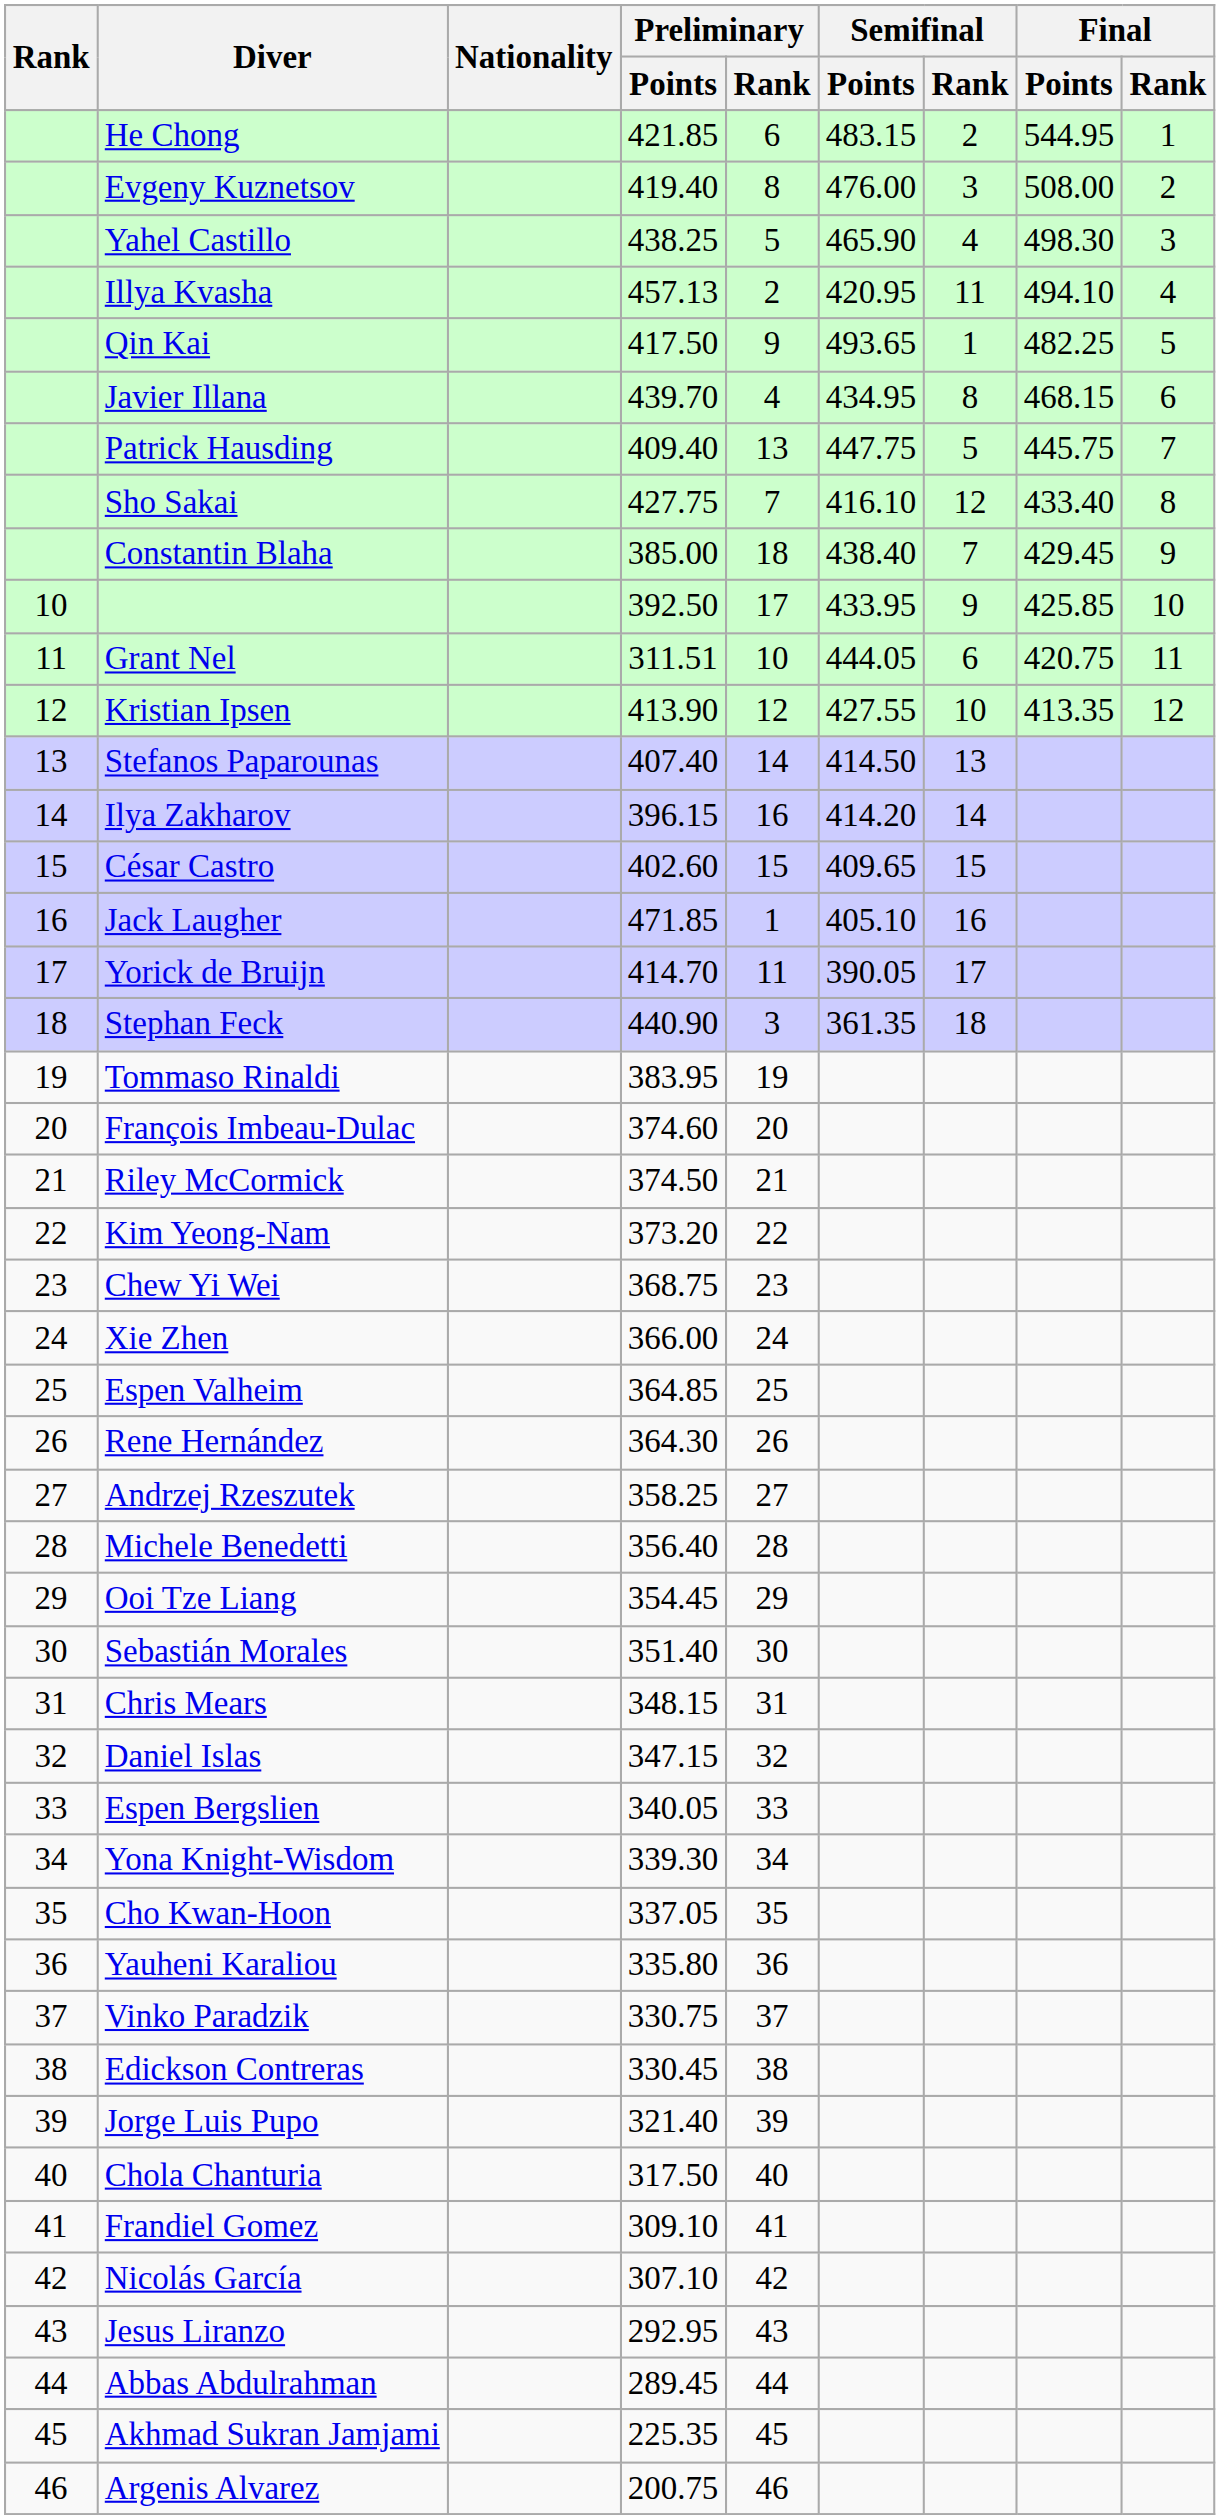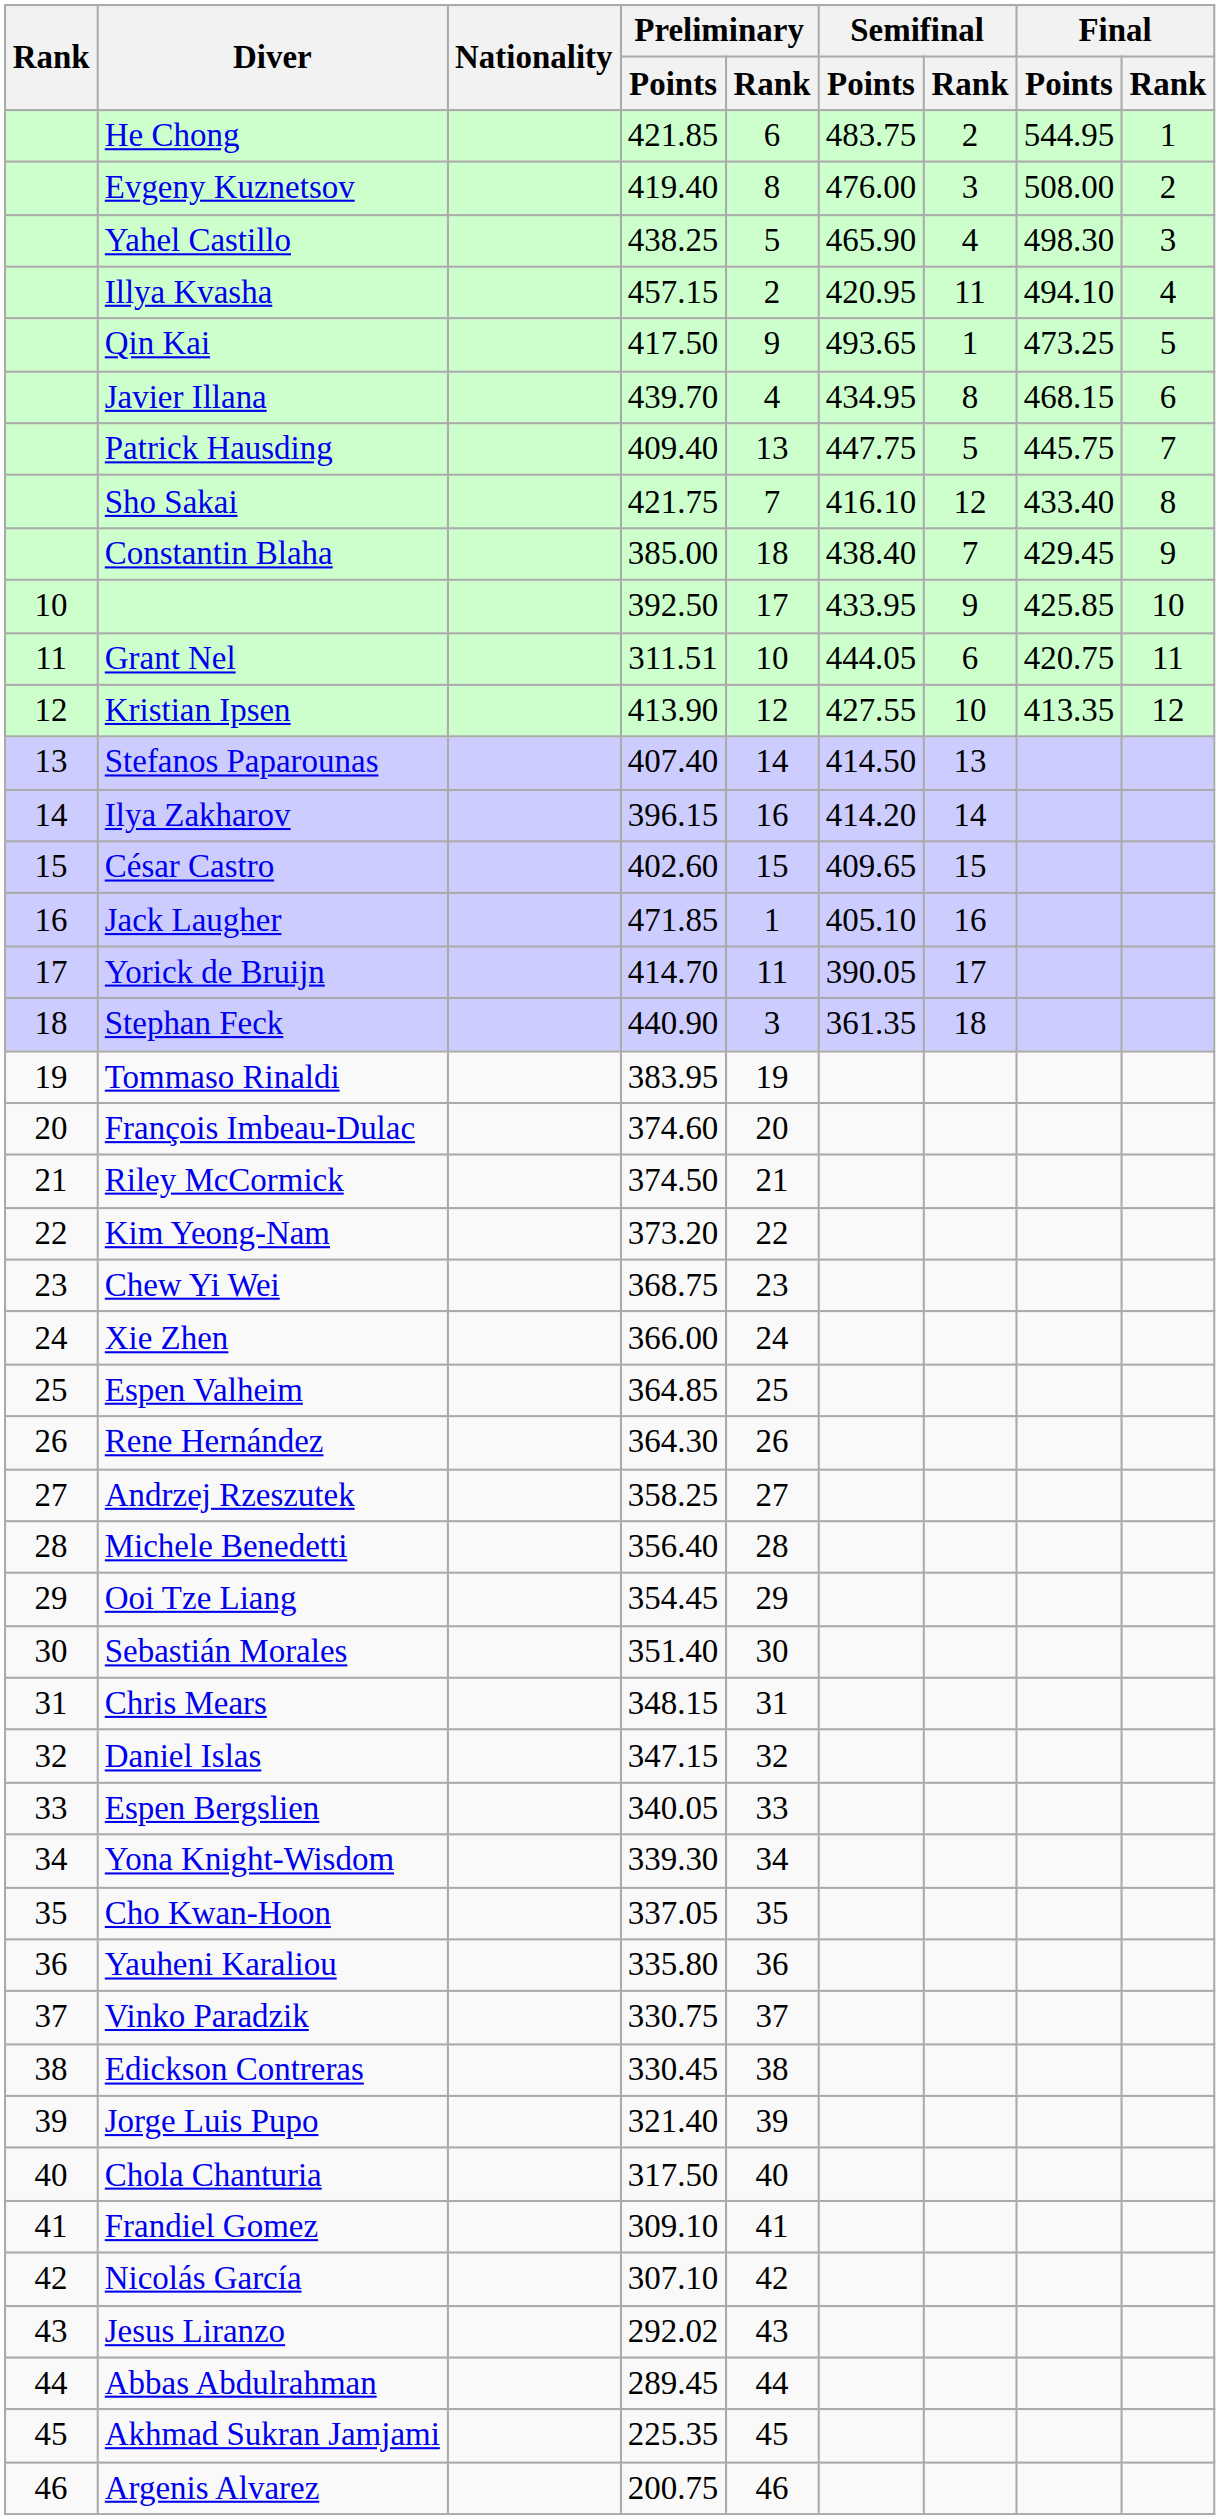(871, 135) 483.15 -> (871, 135) 483.75
(673, 291) 457.13 -> (673, 291) 457.15
(1069, 344) 482.25 -> (1069, 344) 473.25
(673, 501) 427.75 -> (673, 501) 421.75
(673, 2330) 292.95 -> (673, 2330) 292.02
